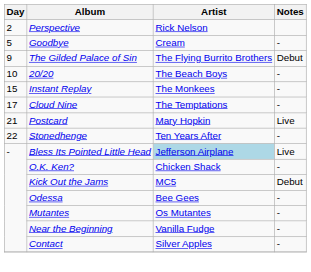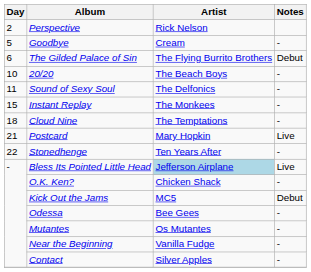(9, 58) 9 -> (9, 58) 6
+ row: (72, 89)
(12, 105) 17 -> (12, 120) 18
